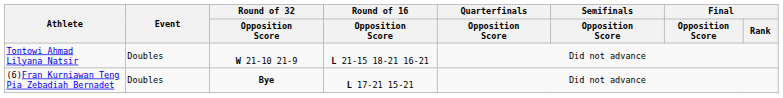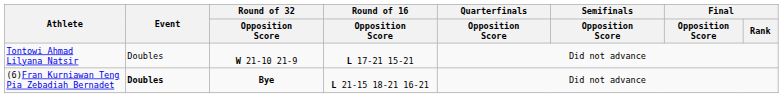(380, 60) L 21-15 18-21 16-21 -> (380, 60) L 17-21 15-21
(145, 80) normal -> (145, 80) bold
(380, 85) L 17-21 15-21 -> (380, 85) L 21-15 18-21 16-21
